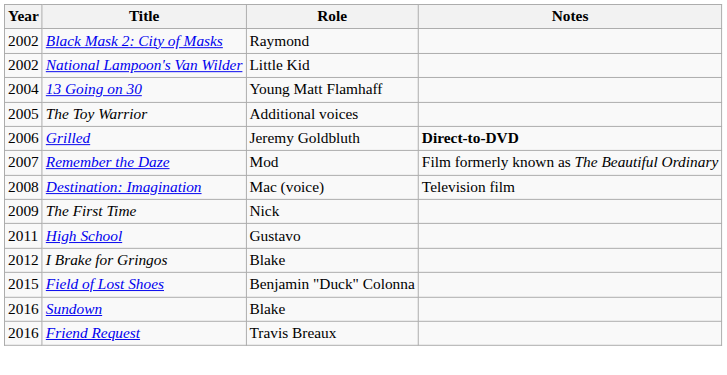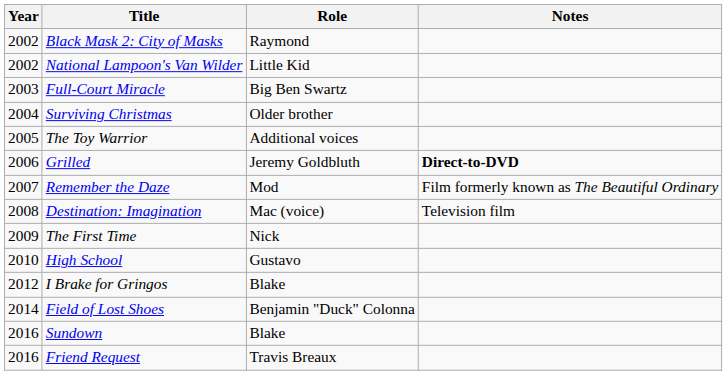+ row: (105, 89)
- row: (94, 89)
+ row: (109, 114)
(23, 235) 2011 -> (23, 260) 2010
(23, 284) 2015 -> (23, 308) 2014
